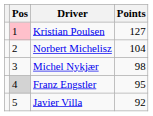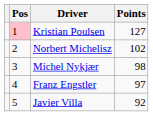(138, 49) 104 -> (138, 49) 102
(15, 84) lightgrey background -> (15, 84) no background
(140, 84) 95 -> (140, 84) 97
